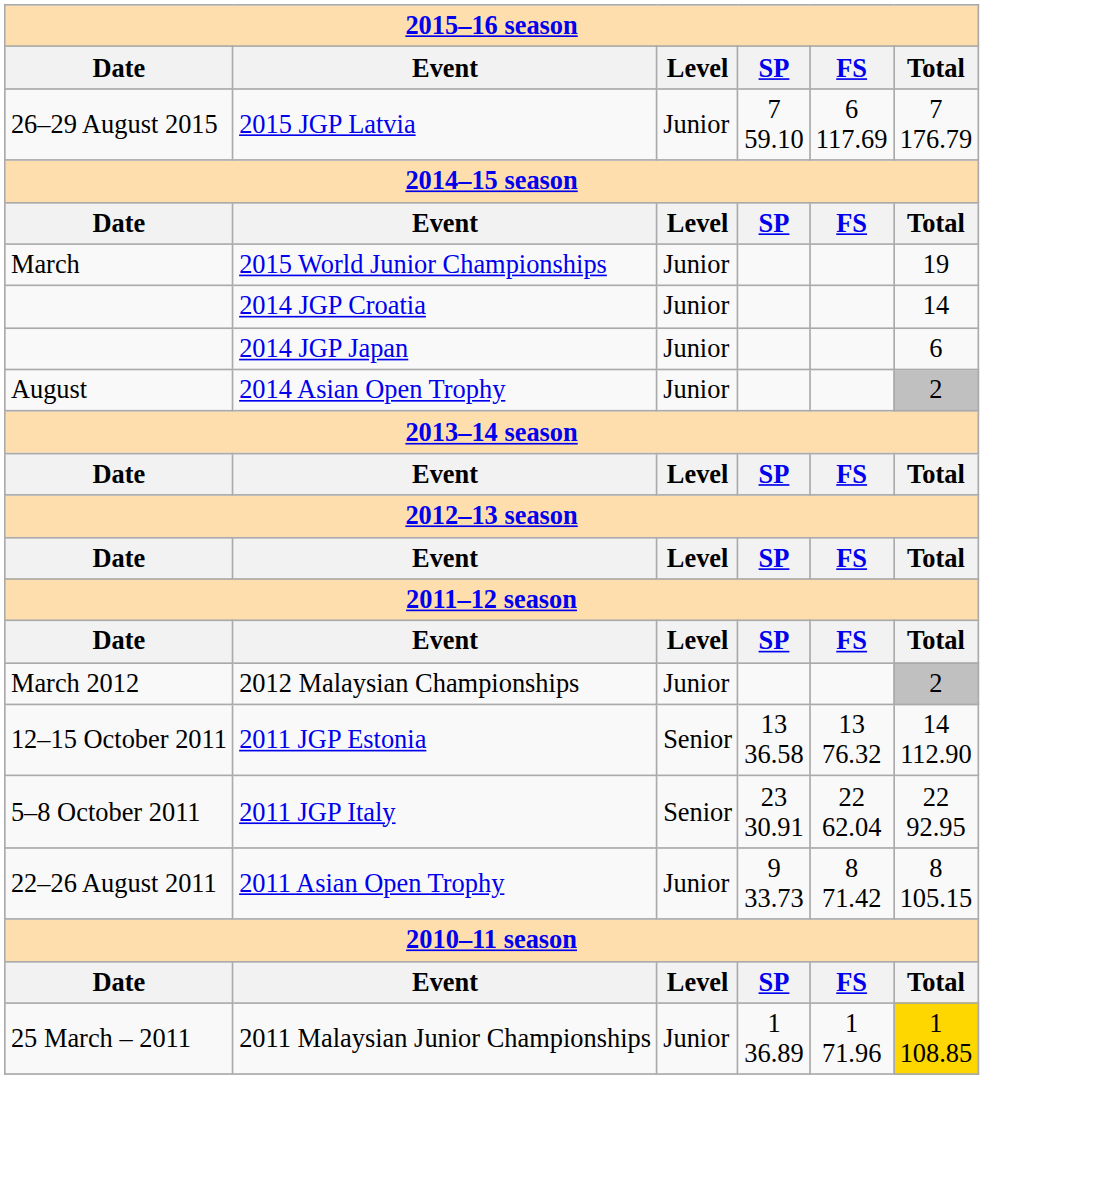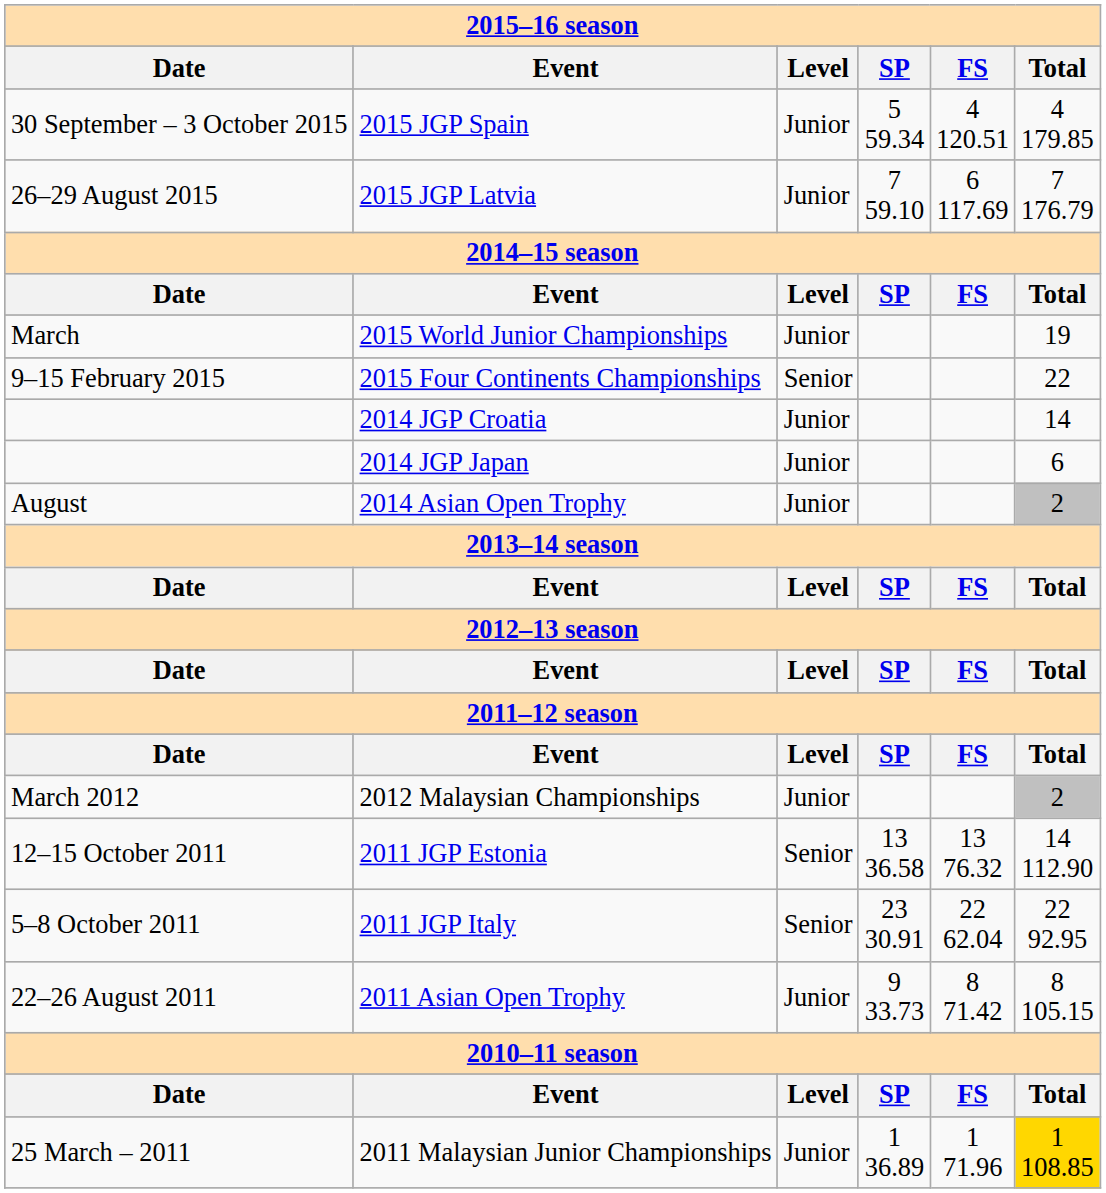+ row: (444, 124)
+ row: (560, 377)
